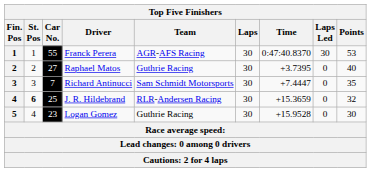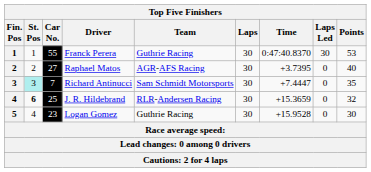(171, 53) AGR-AFS Racing -> (165, 53) Guthrie Racing
(165, 68) Guthrie Racing -> (171, 68) AGR-AFS Racing
(34, 83) no background -> (34, 83) paleturquoise background
